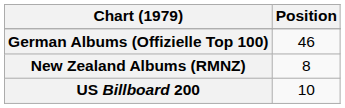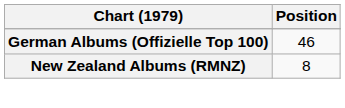- row: (138, 90)
